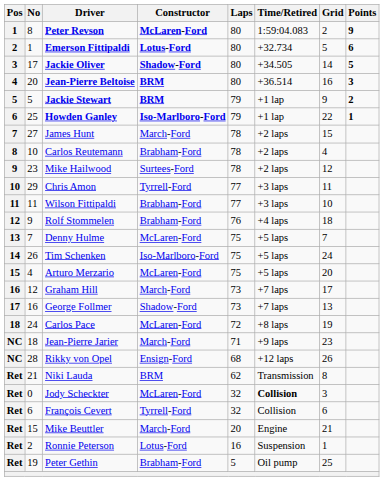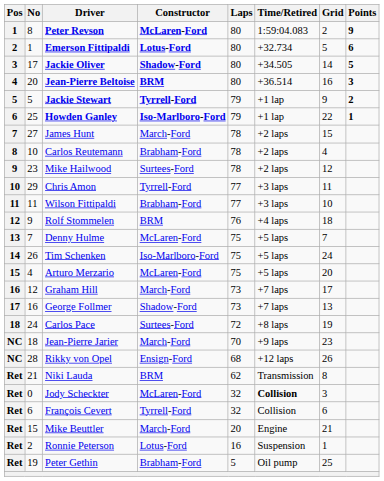(152, 99) BRM -> (168, 99) Tyrrell-Ford
(171, 220) Brabham-Ford -> (151, 220) BRM
(171, 324) McLaren-Ford -> (167, 324) Surtees-Ford
(236, 341) 71 -> (236, 341) 70
